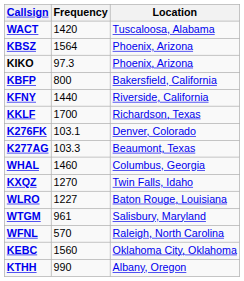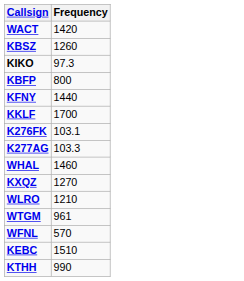- column: (175, 13)
(65, 47) 1564 -> (65, 47) 1260
(65, 200) 1227 -> (65, 200) 1210
(65, 251) 1560 -> (65, 251) 1510
